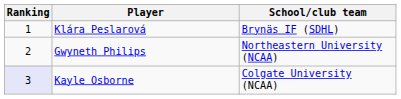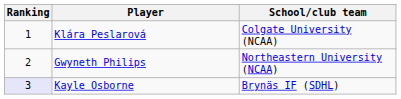(291, 29) Brynäs IF (SDHL) -> (297, 35) Colgate University (NCAA)
(297, 80) Colgate University (NCAA) -> (291, 86) Brynäs IF (SDHL)
